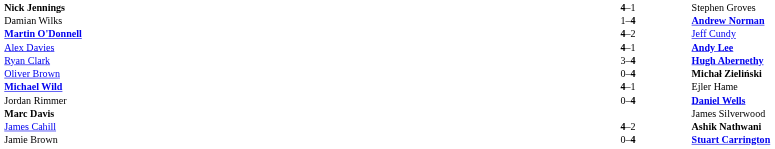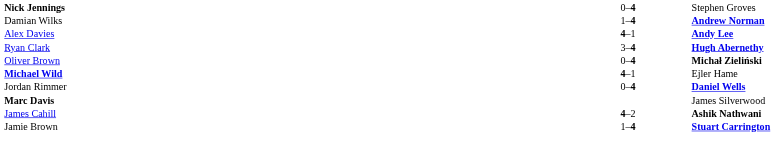(628, 8) 4–1 -> (628, 8) 0–4
- row: (43, 34)
(628, 140) 0–4 -> (628, 127) 1–4
